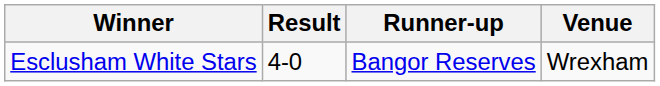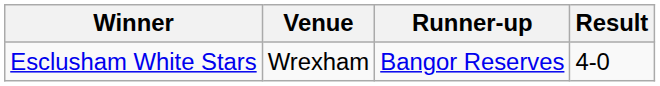columns swapped: (304, 23) <-> (597, 23)
